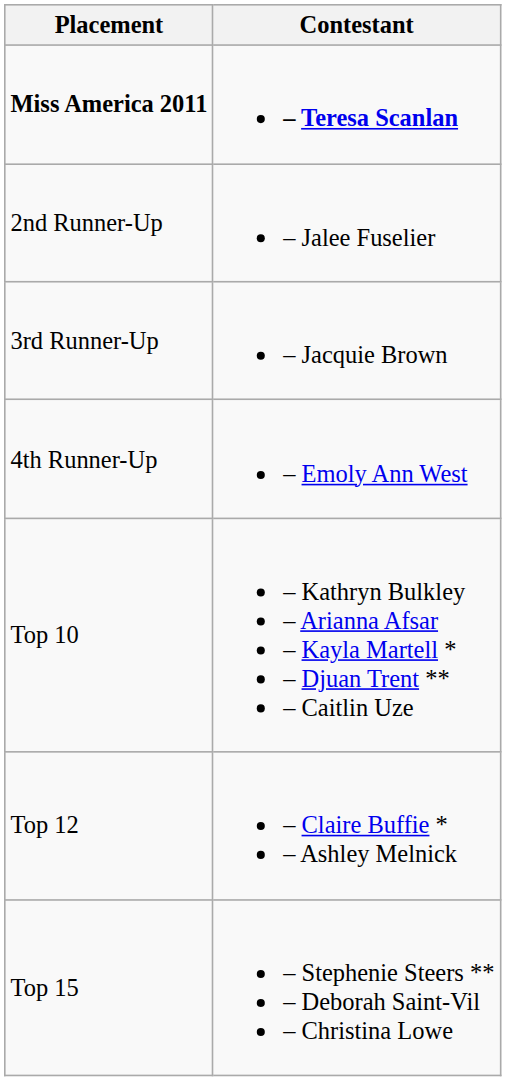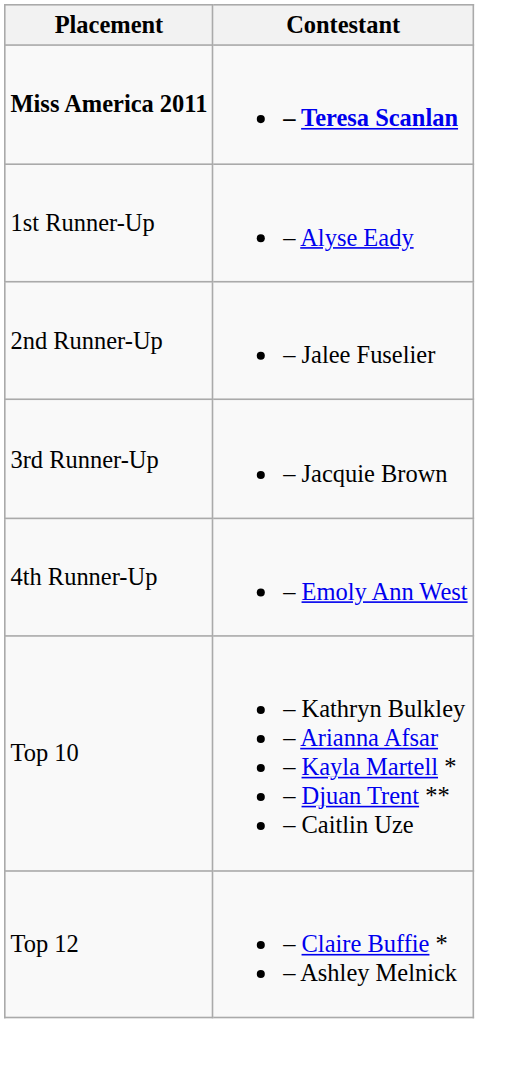+ row: (83, 222)
- row: (45, 987)
